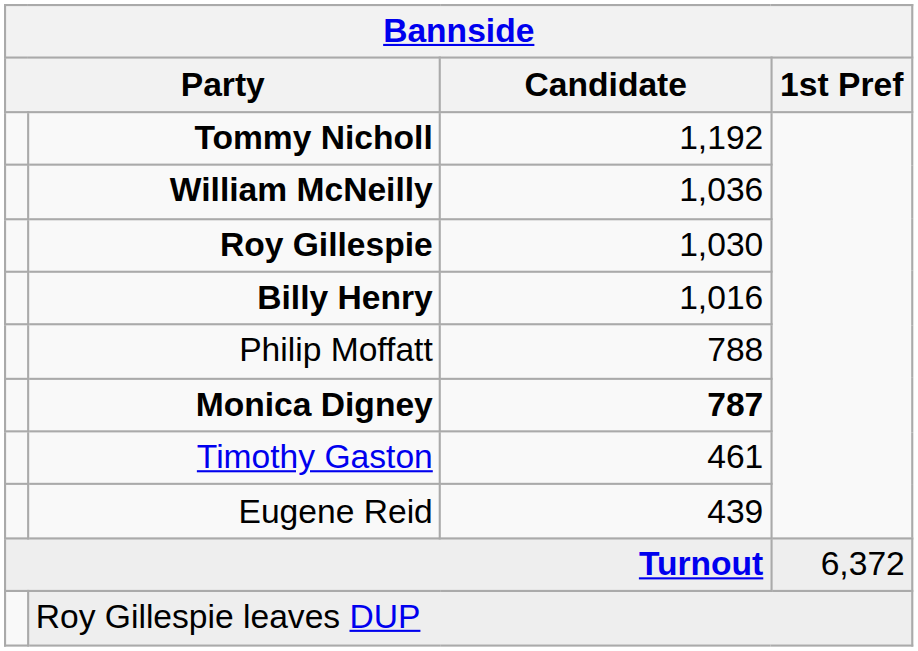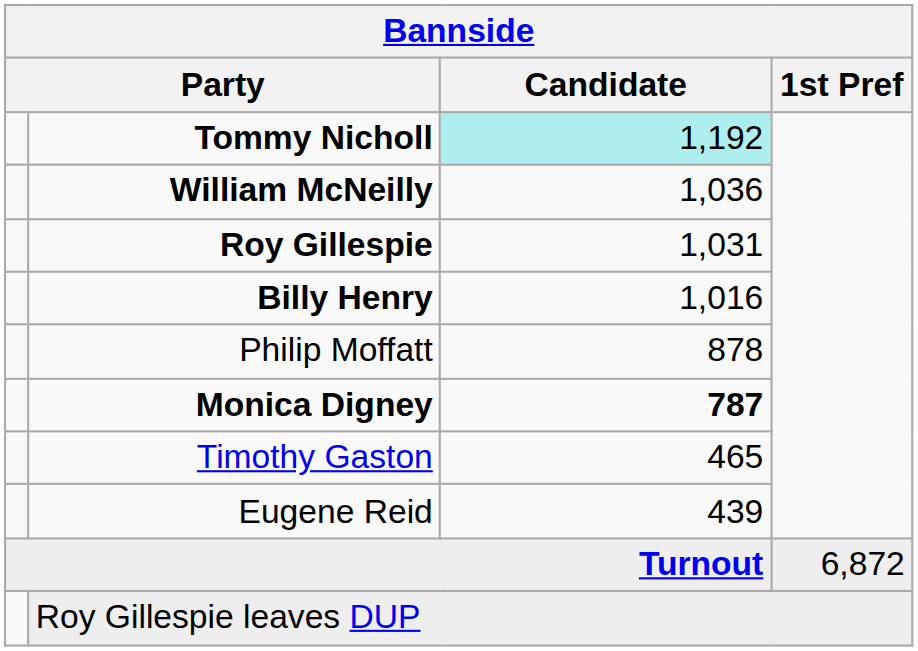(721, 137) no background -> (721, 137) paleturquoise background
(721, 244) 1,030 -> (721, 244) 1,031
(735, 350) 788 -> (735, 350) 878
(735, 457) 461 -> (735, 457) 465
(863, 564) 6,372 -> (863, 564) 6,872
